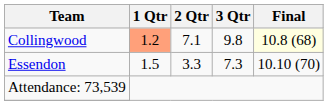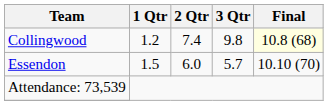(150, 40) lightsalmon background -> (150, 40) no background
(192, 40) 7.1 -> (192, 40) 7.4
(192, 64) 3.3 -> (192, 64) 6.0
(233, 64) 7.3 -> (233, 64) 5.7
